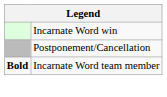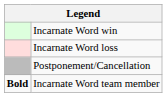+ row: (76, 48)
